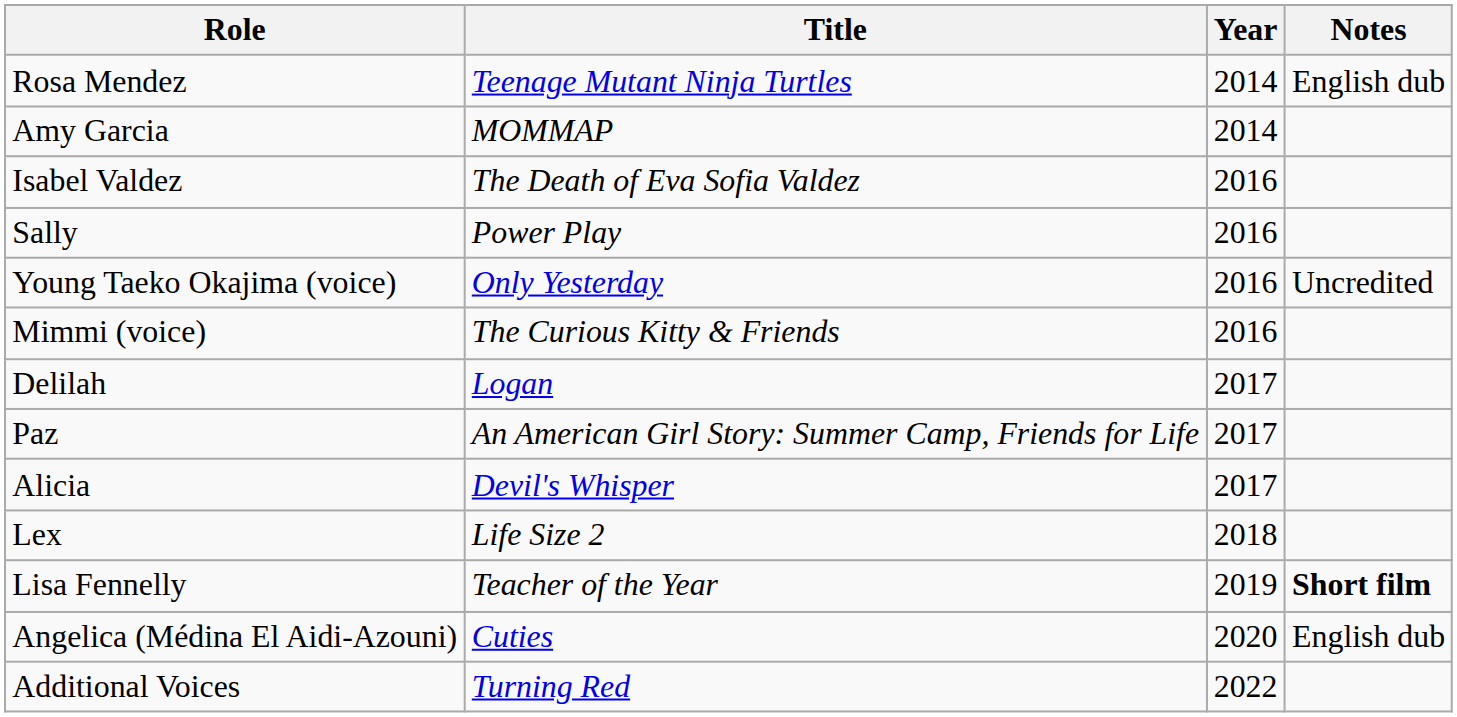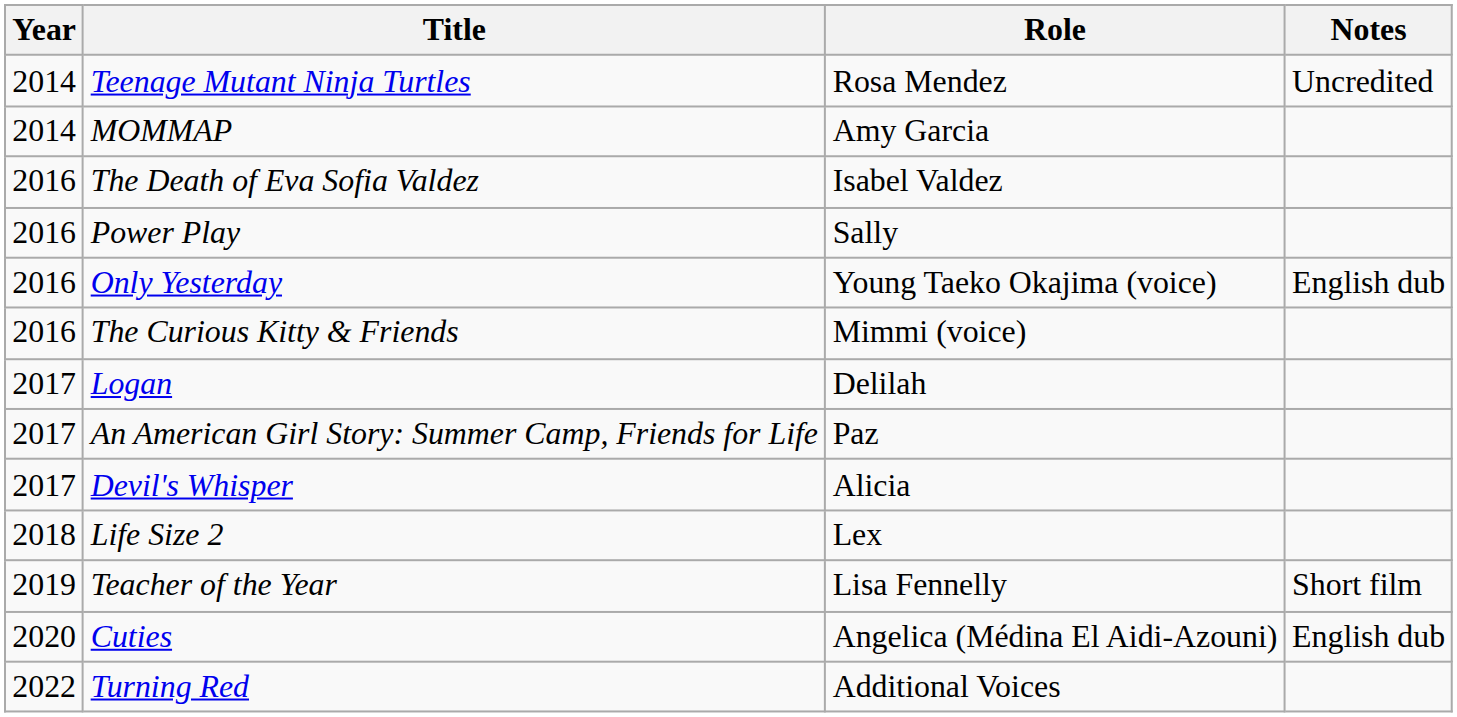columns swapped: (1246, 29) <-> (235, 29)
(1369, 80) English dub -> (1363, 80) Uncredited
(1363, 282) Uncredited -> (1369, 282) English dub
(1362, 585) bold -> (1357, 585) normal
